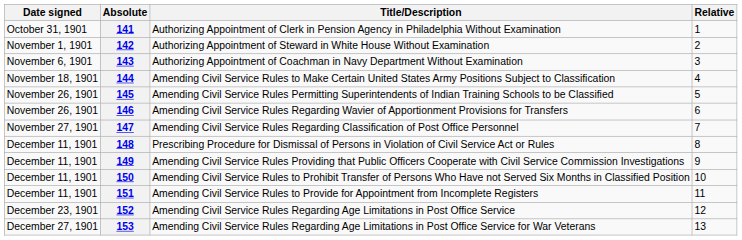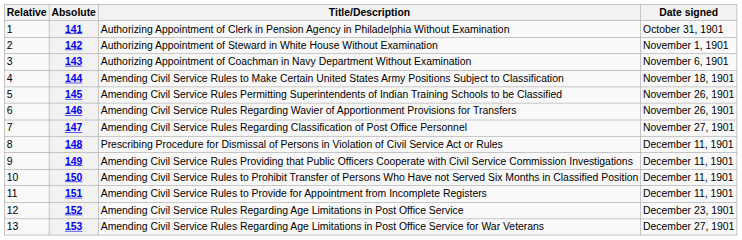columns swapped: (714, 12) <-> (52, 12)
